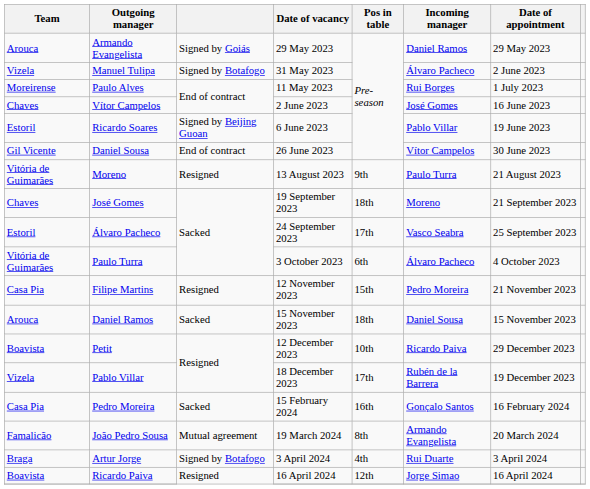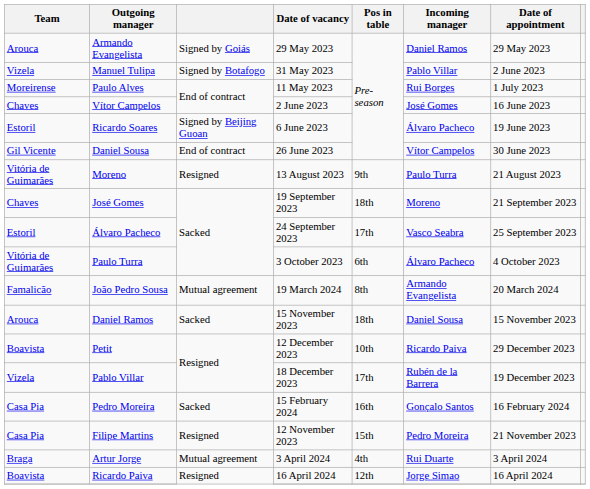(440, 71) Álvaro Pacheco -> (432, 71) Pablo Villar
(432, 128) Pablo Villar -> (440, 128) Álvaro Pacheco
rows swapped: (123, 290) <-> (130, 435)
(222, 458) Signed by Botafogo -> (218, 458) Mutual agreement
